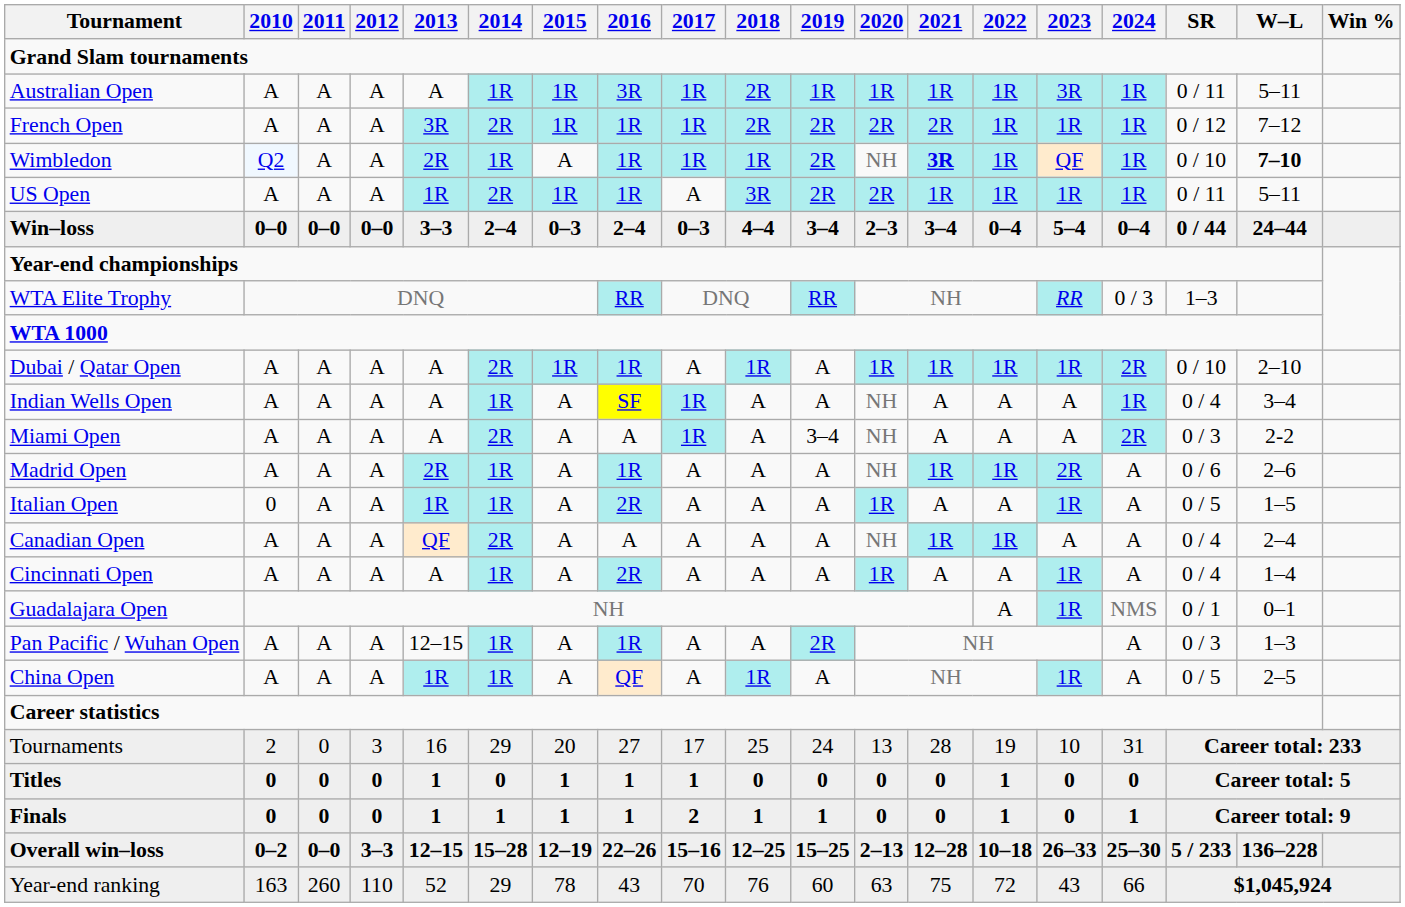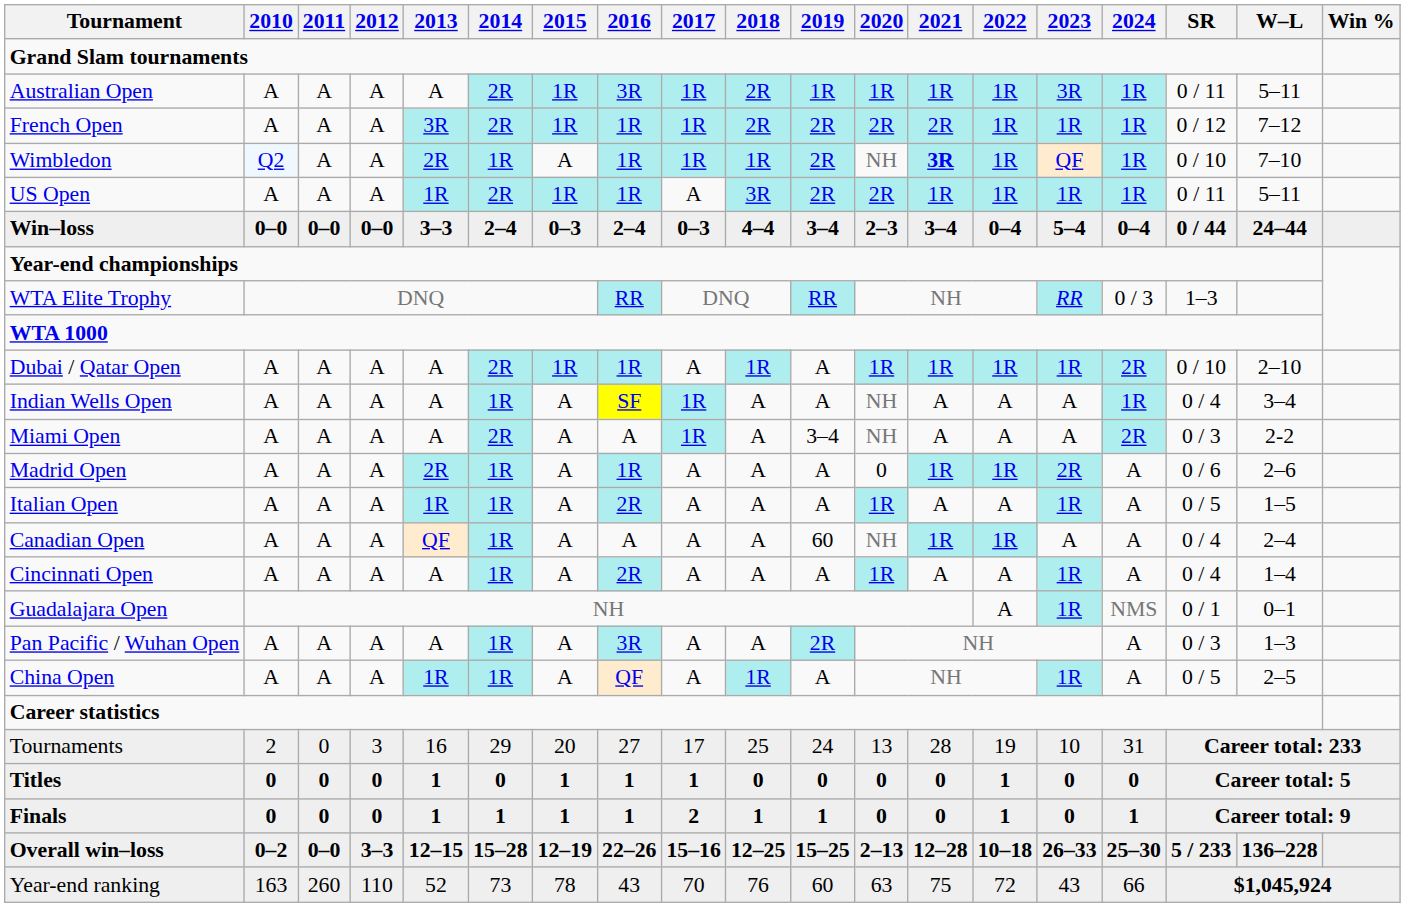(500, 90) 1R -> (500, 90) 2R
(1280, 159) bold -> (1280, 159) normal
(882, 470) NH -> (882, 470) 0
(271, 504) 0 -> (271, 504) A
(500, 539) 2R -> (500, 539) 1R
(823, 539) A -> (823, 539) 60
(436, 642) 12–15 -> (436, 642) A
(629, 642) 1R -> (629, 642) 3R
(500, 884) 29 -> (500, 884) 73
